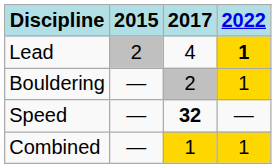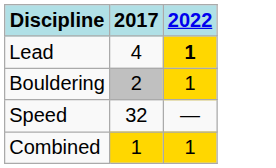- column: (136, 20)
(190, 115) bold -> (136, 115) normal
